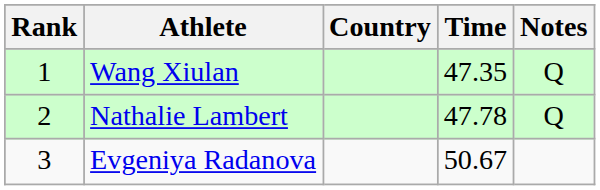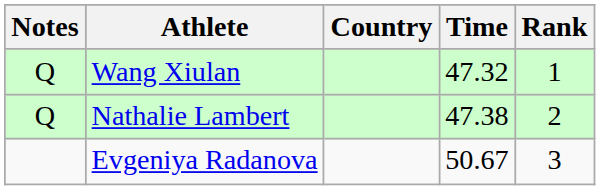columns swapped: (44, 26) <-> (554, 26)
(475, 71) 47.35 -> (477, 71) 47.32
(475, 116) 47.78 -> (477, 116) 47.38
